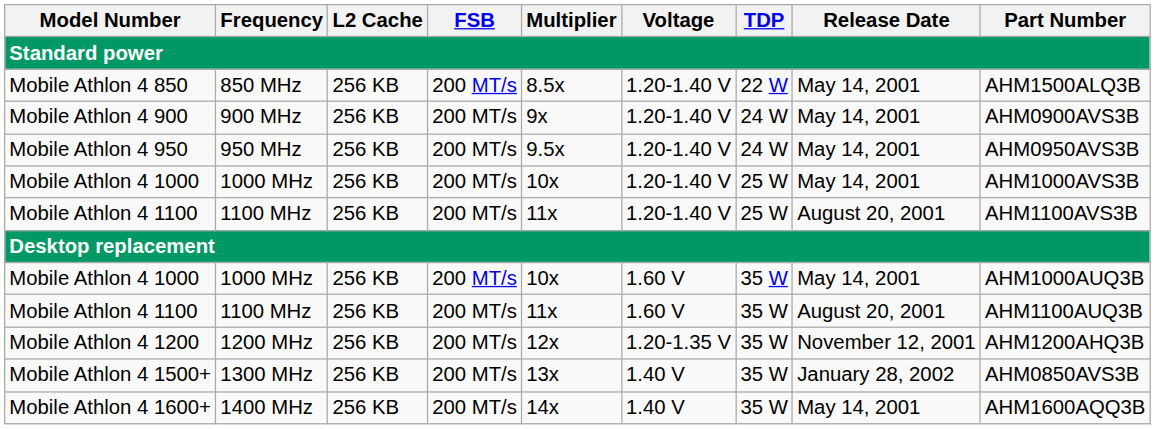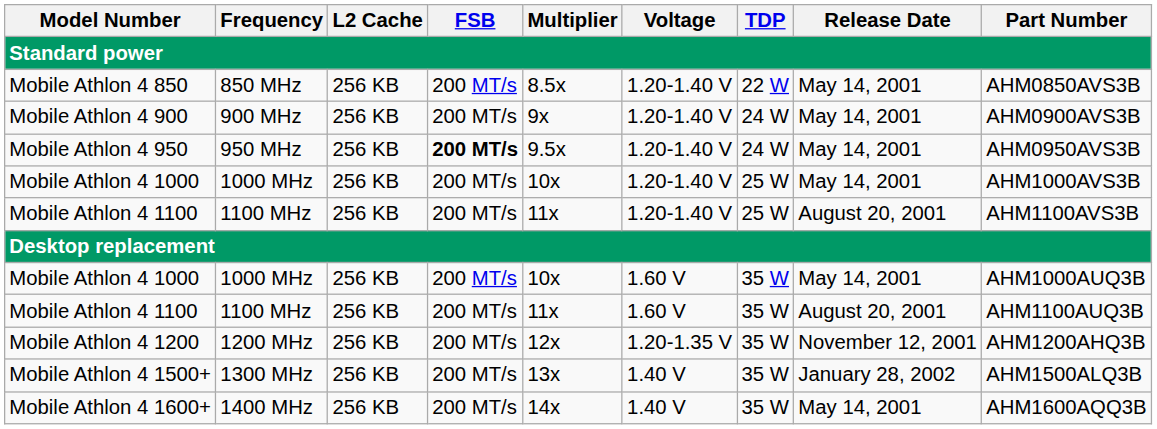(1063, 85) AHM1500ALQ3B -> (1063, 85) AHM0850AVS3B
(475, 149) normal -> (475, 149) bold
(1062, 375) AHM0850AVS3B -> (1064, 375) AHM1500ALQ3B
